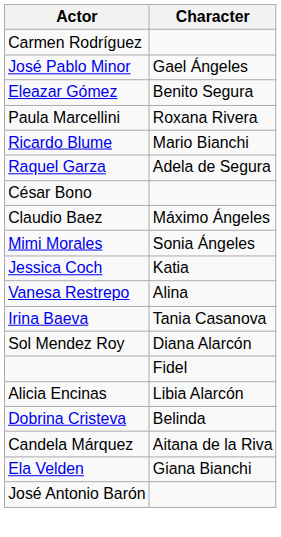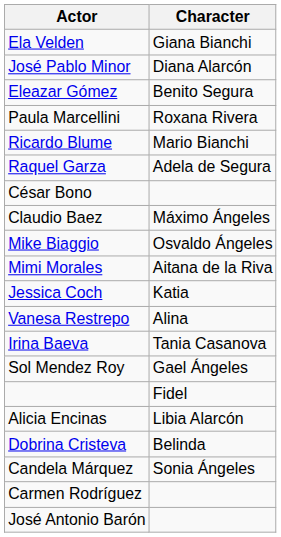rows swapped: (46, 469) <-> (75, 42)
(200, 67) Gael Ángeles -> (202, 67) Diana Alarcón
+ row: (53, 243)
(204, 243) Sonia Ángeles -> (213, 268) Aitana de la Riva
(202, 343) Diana Alarcón -> (200, 368) Gael Ángeles
(213, 444) Aitana de la Riva -> (204, 469) Sonia Ángeles
